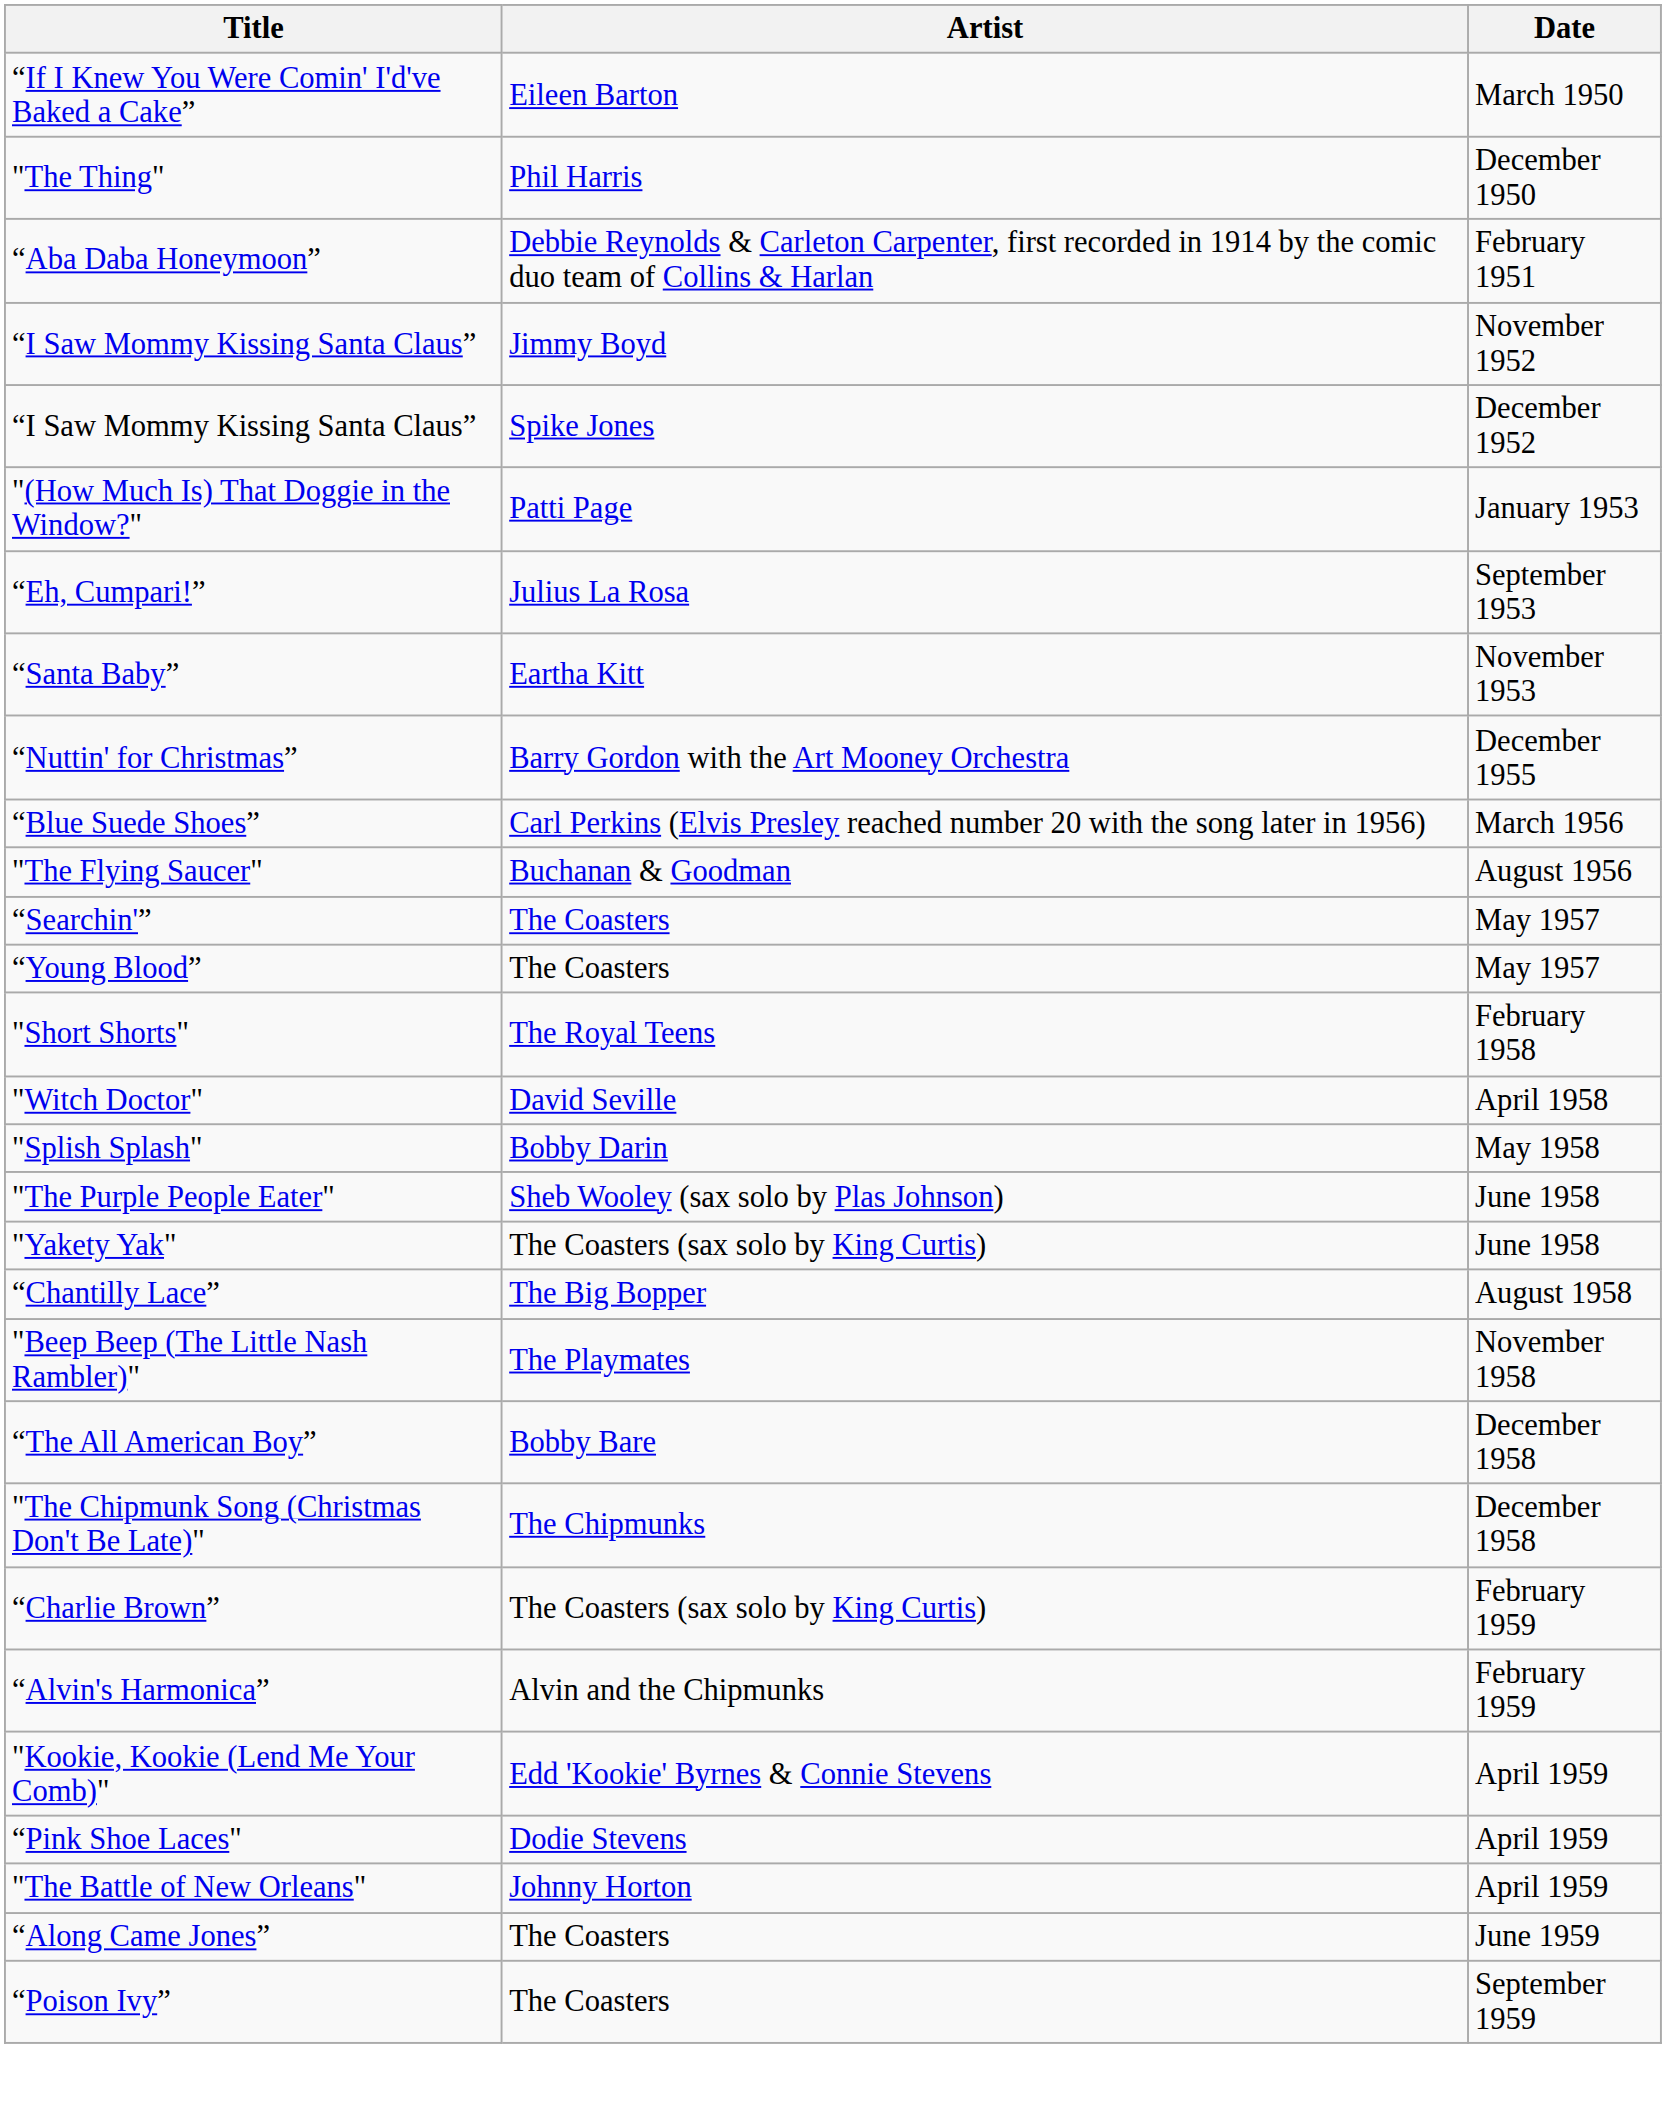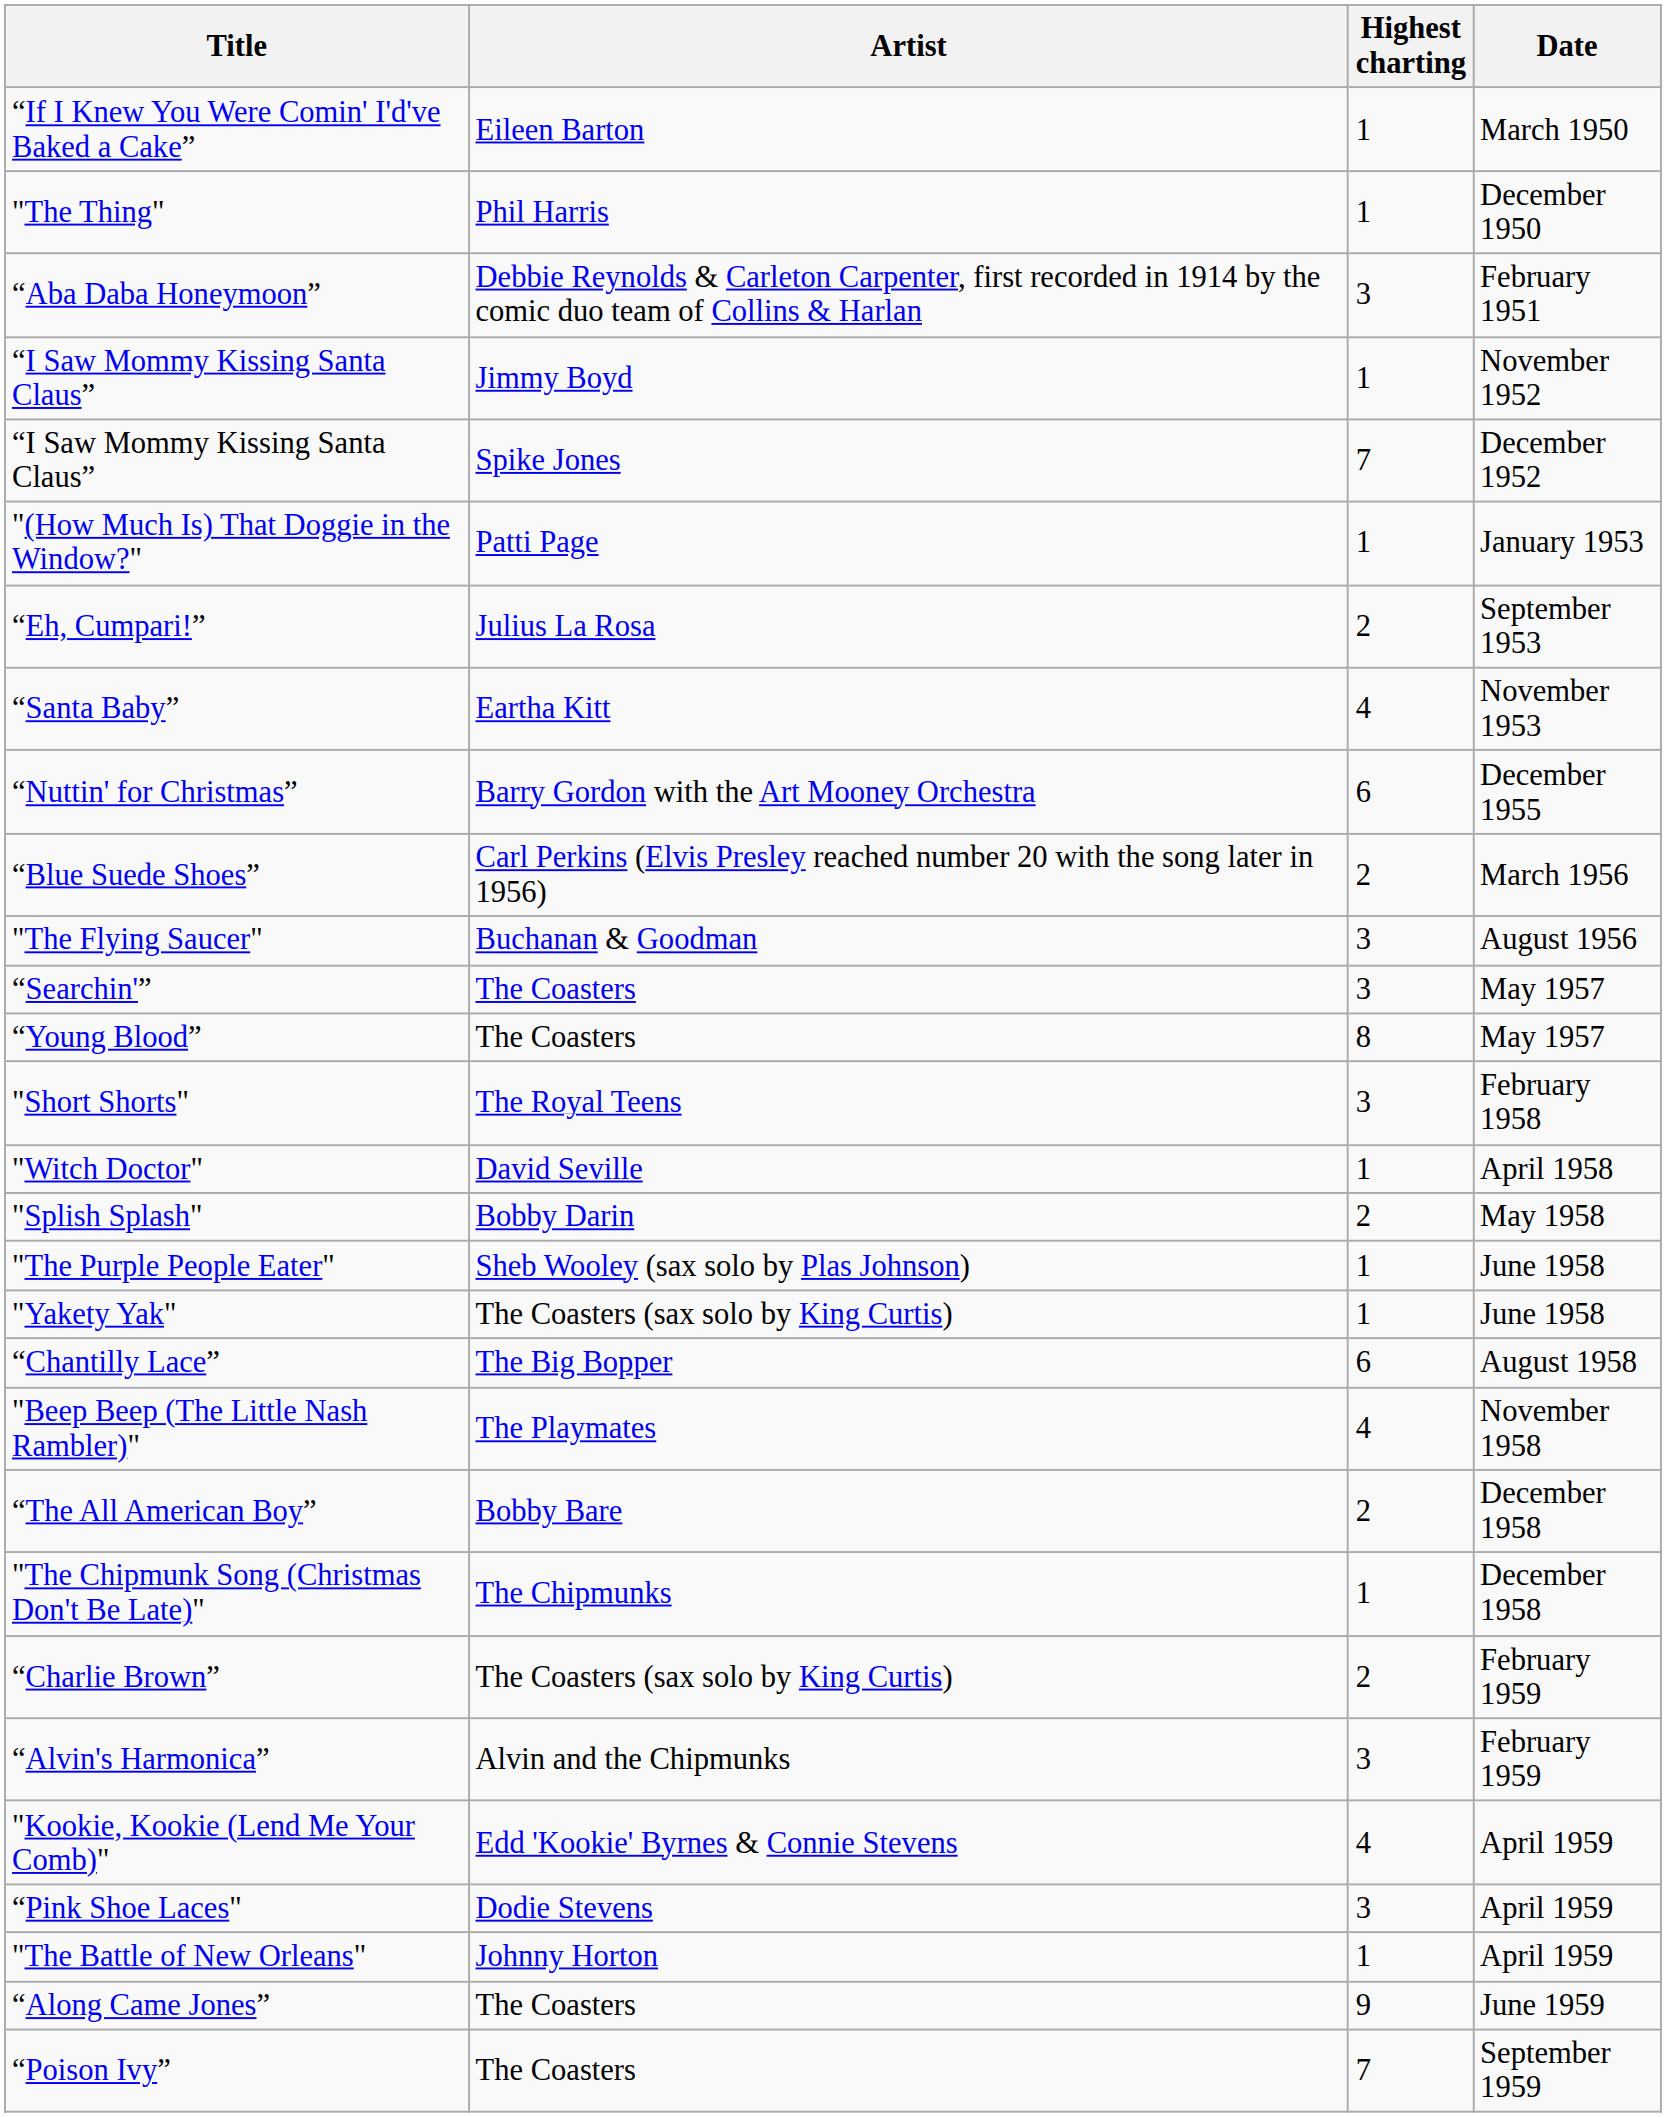+ column: (1411, 45)
